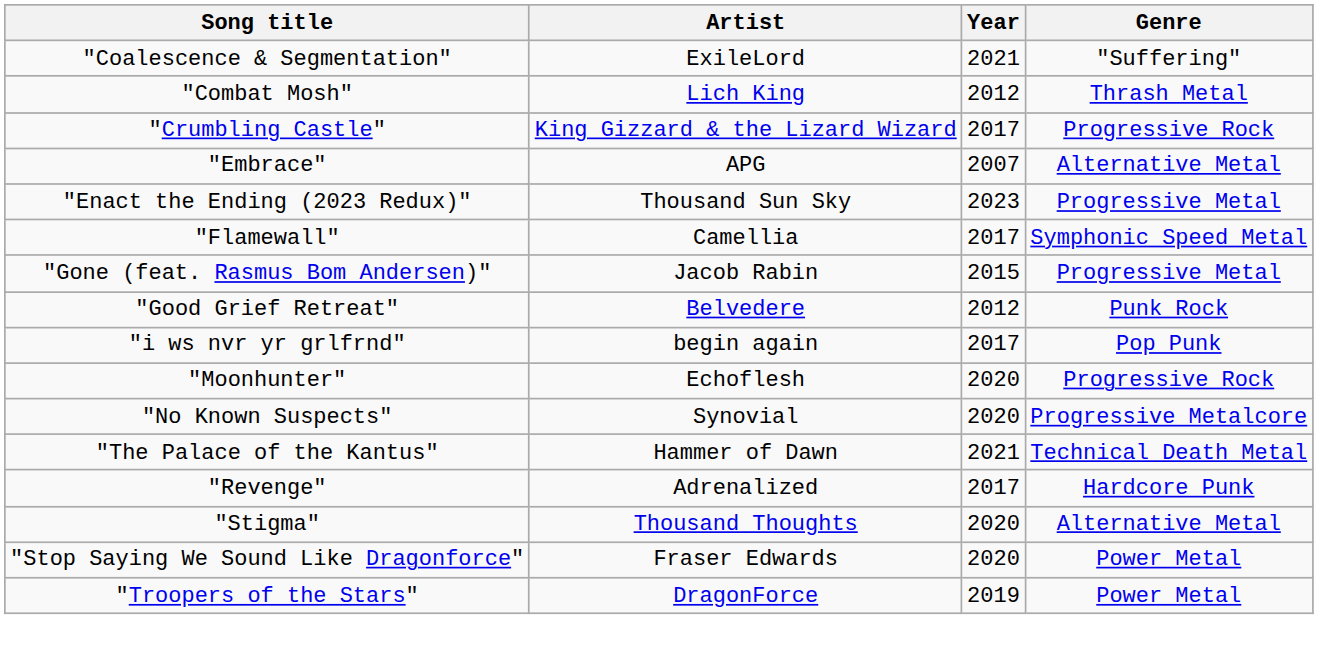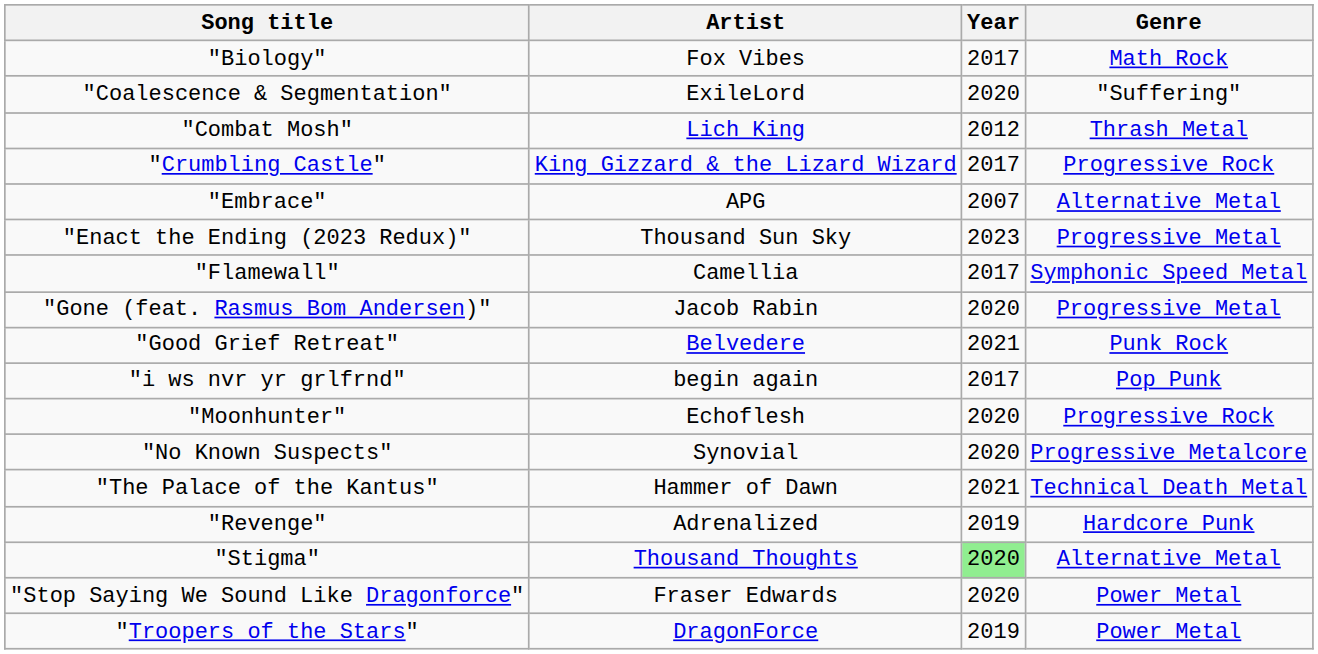+ row: (267, 59)
(993, 59) 2021 -> (993, 94) 2020
(993, 273) 2015 -> (993, 309) 2020
(993, 309) 2012 -> (993, 345) 2021
(993, 488) 2017 -> (993, 524) 2019
(993, 524) no background -> (993, 560) lightgreen background
